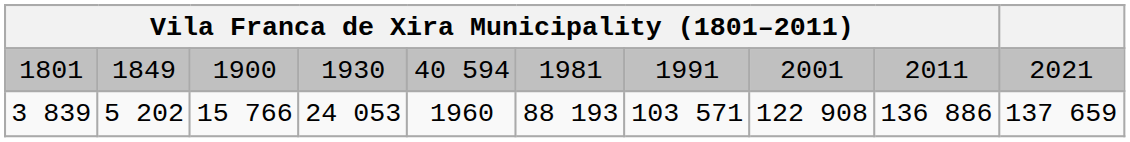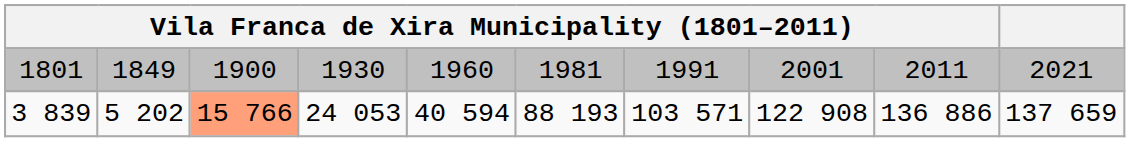(462, 70) 40 594 -> (462, 70) 1960
(245, 114) no background -> (245, 114) lightsalmon background
(462, 114) 1960 -> (462, 114) 40 594
